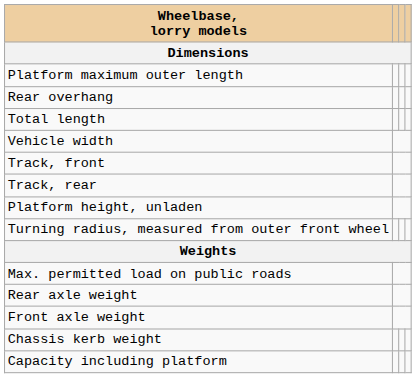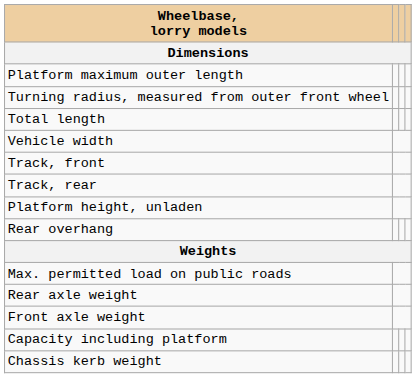rows swapped: (60, 97) <-> (198, 229)
rows swapped: (85, 340) <-> (117, 362)
